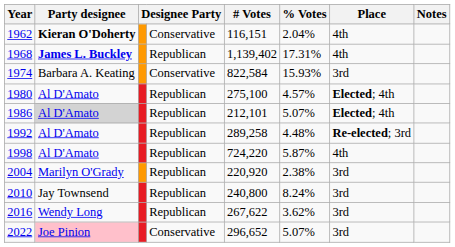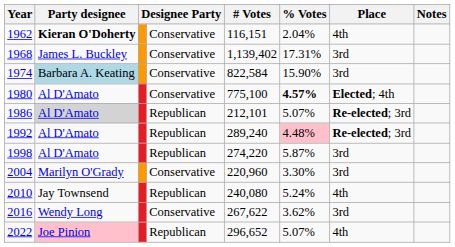(85, 53) bold -> (83, 53) normal
(178, 53) Republican -> (182, 53) Conservative
(340, 53) 4th -> (341, 53) 3rd
(86, 73) no background -> (86, 73) lightblue background
(302, 73) 15.93% -> (302, 73) 15.90%
(178, 93) Republican -> (182, 93) Conservative
(247, 93) 275,100 -> (247, 93) 775,100
(299, 93) normal -> (300, 93) bold
(363, 113) Elected; 4th -> (372, 113) Re-elected; 3rd
(247, 133) 289,258 -> (247, 133) 289,240
(299, 133) no background -> (299, 133) pink background
(247, 152) 724,220 -> (247, 152) 274,220
(340, 152) 4th -> (341, 152) 3rd
(178, 172) Republican -> (182, 172) Conservative
(247, 172) 220,920 -> (247, 172) 220,960
(299, 172) 2.38% -> (299, 172) 3.30%
(247, 192) 240,800 -> (247, 192) 240,080
(299, 192) 8.24% -> (299, 192) 5.24%
(341, 192) 3rd -> (340, 192) 4th
(178, 212) Republican -> (182, 212) Conservative
(182, 232) Conservative -> (178, 232) Republican
(341, 232) 3rd -> (340, 232) 4th
